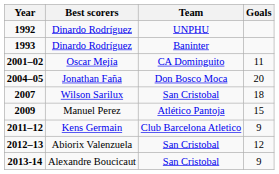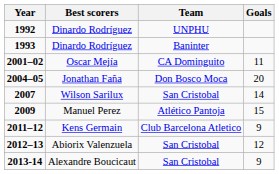(259, 95) 18 -> (259, 95) 14
